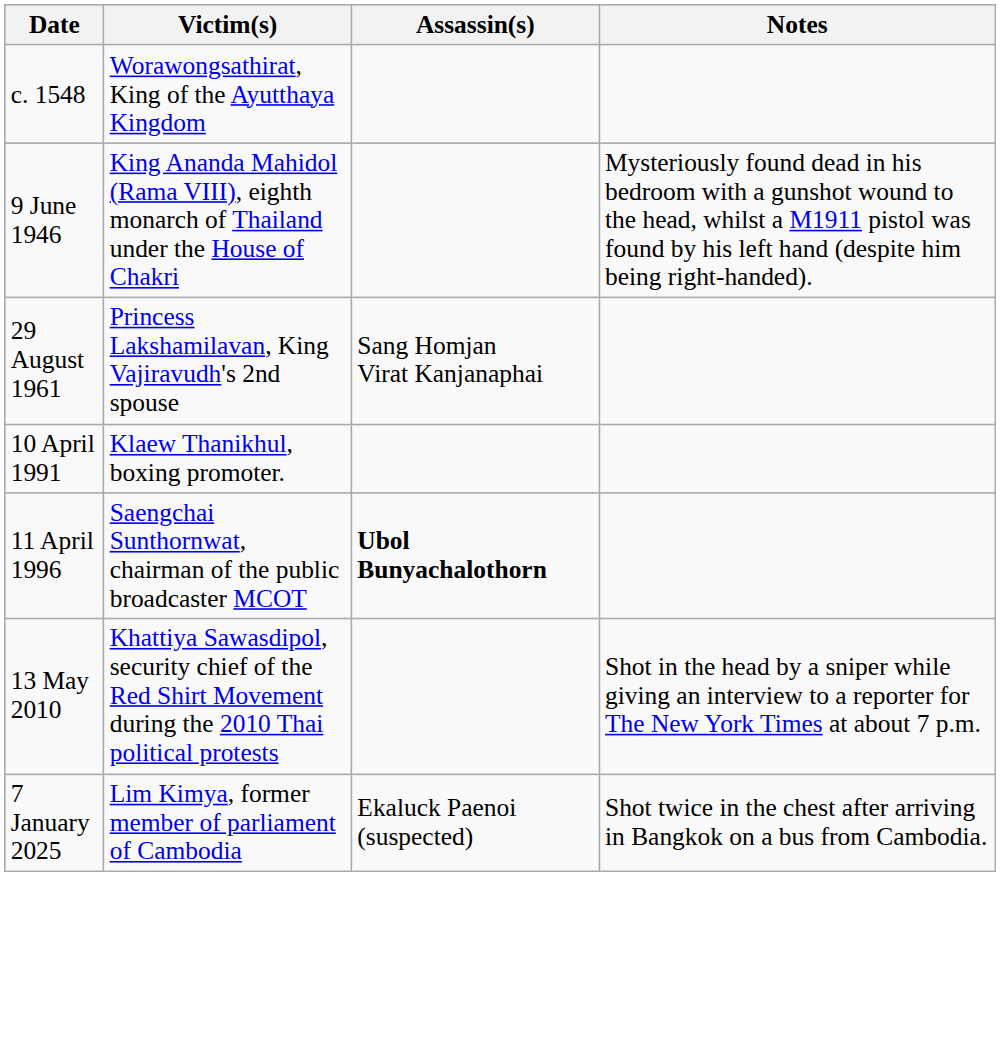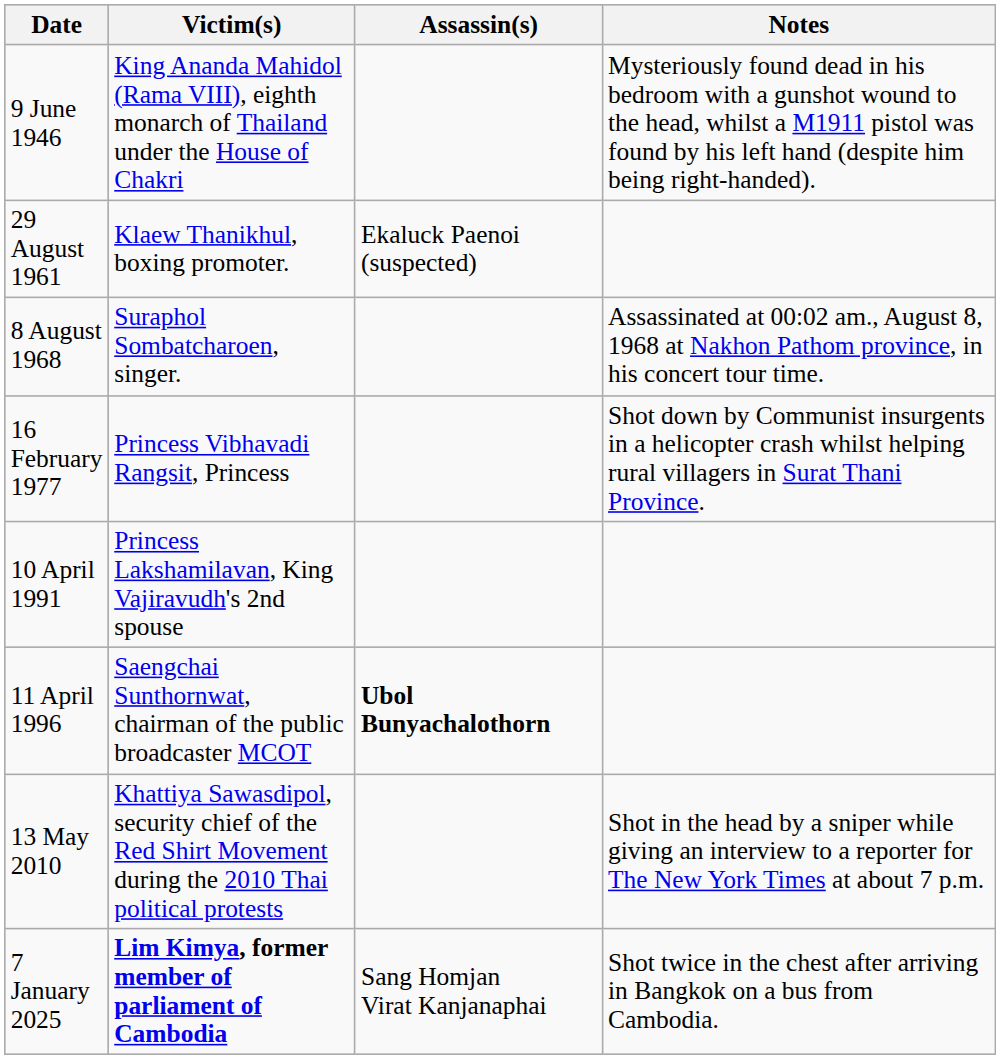- row: (48, 93)
(219, 360) Princess Lakshamilavan, King Vajiravudh's 2nd spouse -> (206, 248) Klaew Thanikhul, boxing promoter.
(450, 360) Sang Homjan Virat Kanjanaphai -> (440, 248) Ekaluck Paenoi (suspected)
+ row: (56, 346)
+ row: (57, 457)
(201, 457) Klaew Thanikhul, boxing promoter. -> (224, 584) Princess Lakshamilavan, King Vajiravudh's 2nd spouse
(223, 822) normal -> (221, 991) bold
(437, 822) Ekaluck Paenoi (suspected) -> (454, 991) Sang Homjan Virat Kanjanaphai
